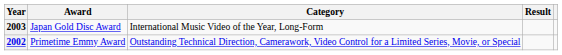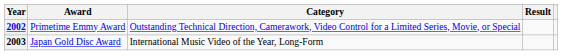rows swapped: (16, 42) <-> (16, 27)
